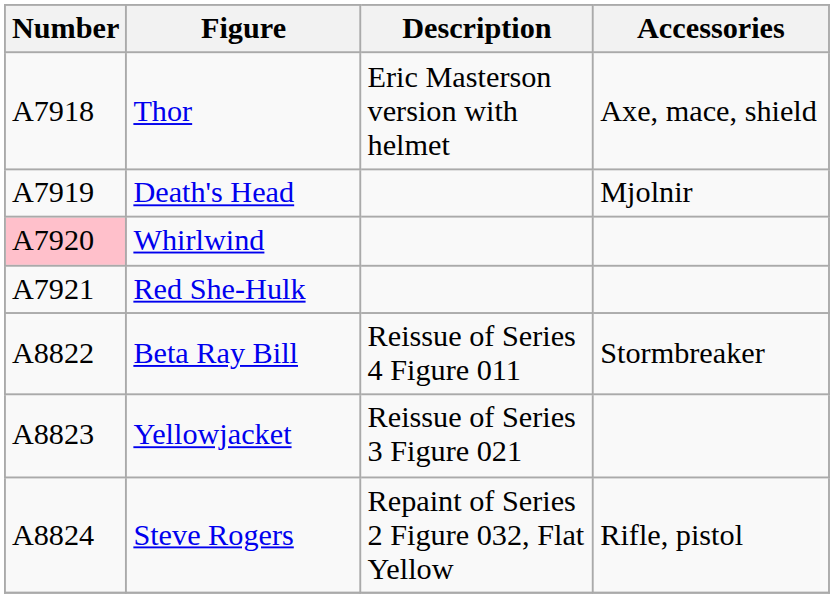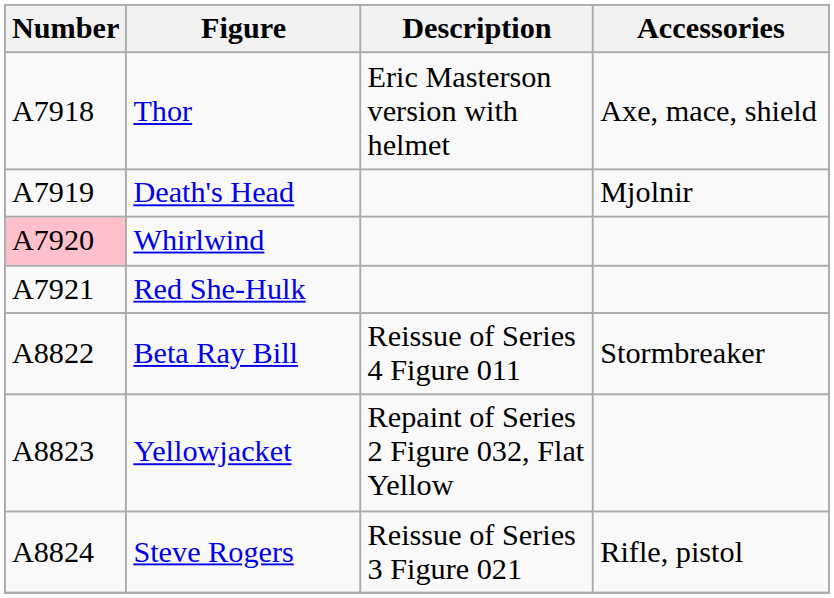(472, 435) Reissue of Series 3 Figure 021 -> (476, 452) Repaint of Series 2 Figure 032, Flat Yellow
(476, 534) Repaint of Series 2 Figure 032, Flat Yellow -> (472, 551) Reissue of Series 3 Figure 021
